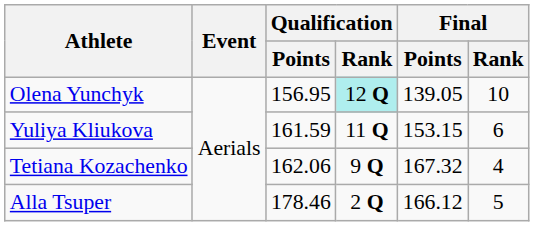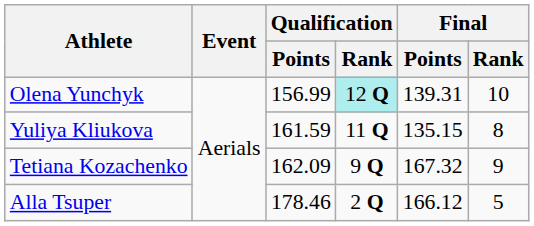(301, 94) 156.95 -> (301, 94) 156.99
(433, 94) 139.05 -> (433, 94) 139.31
(433, 130) 153.15 -> (433, 130) 135.15
(498, 130) 6 -> (498, 130) 8
(301, 166) 162.06 -> (301, 166) 162.09
(498, 166) 4 -> (498, 166) 9
